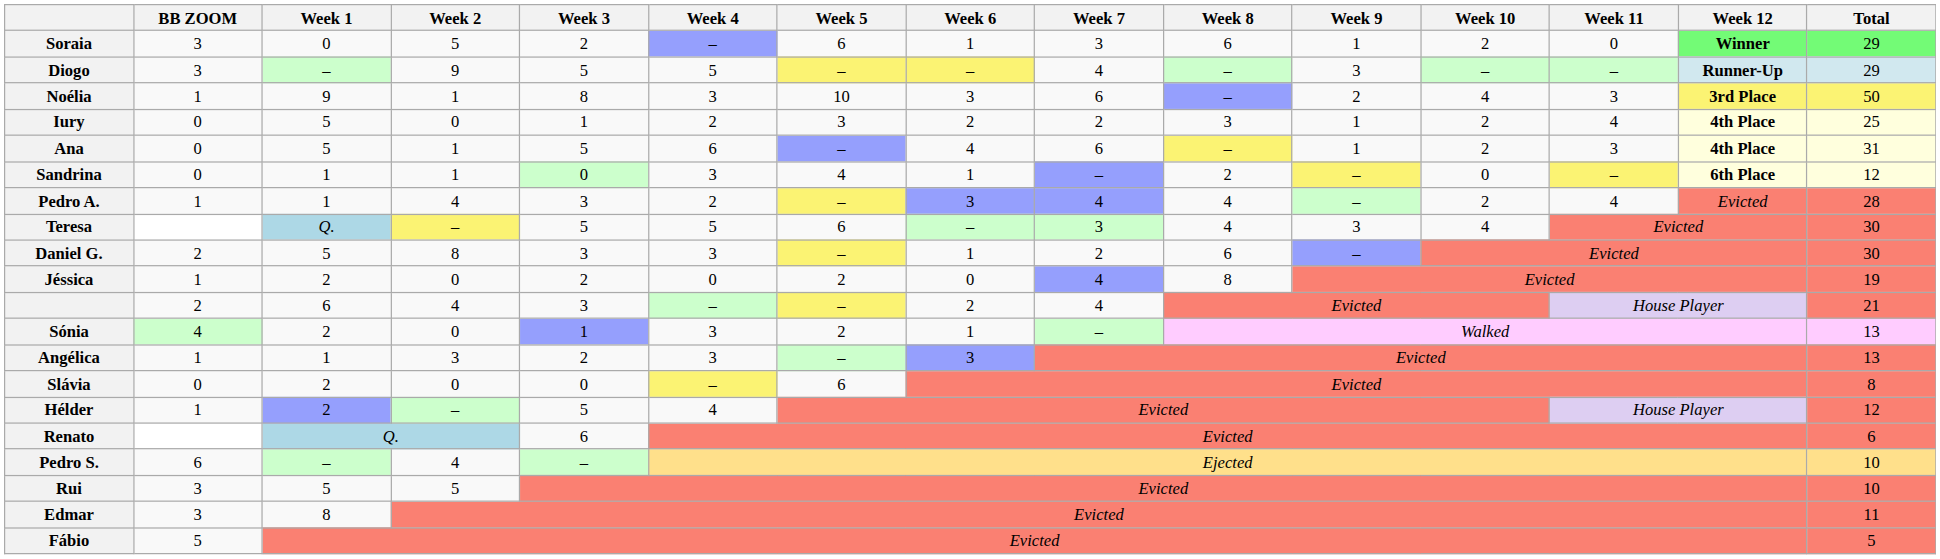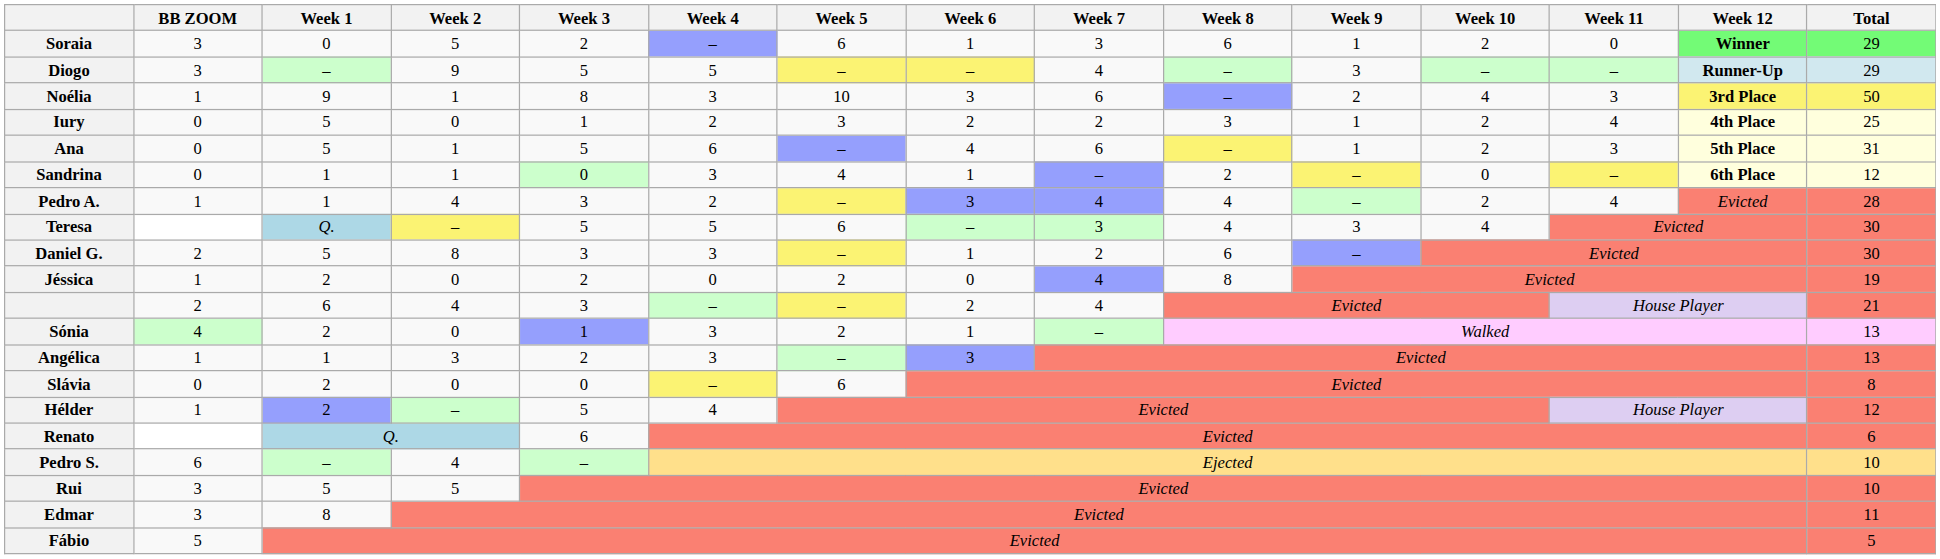(1743, 148) 4th Place -> (1743, 148) 5th Place
